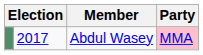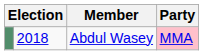(33, 38) 2017 -> (33, 38) 2018
